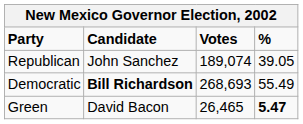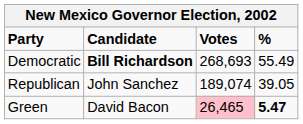rows swapped: (44, 84) <-> (44, 61)
(222, 107) no background -> (222, 107) pink background
